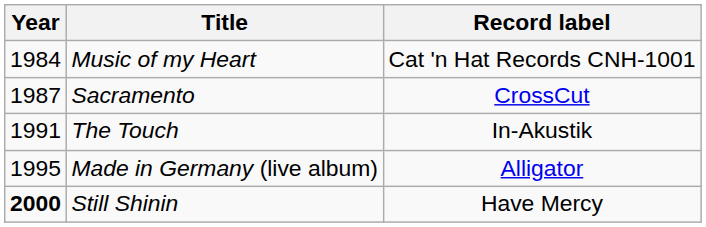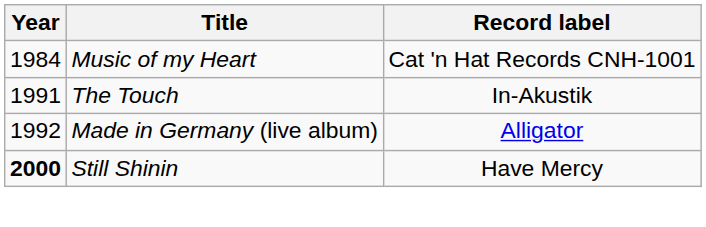- row: (133, 95)
(35, 167) 1995 -> (35, 131) 1992
